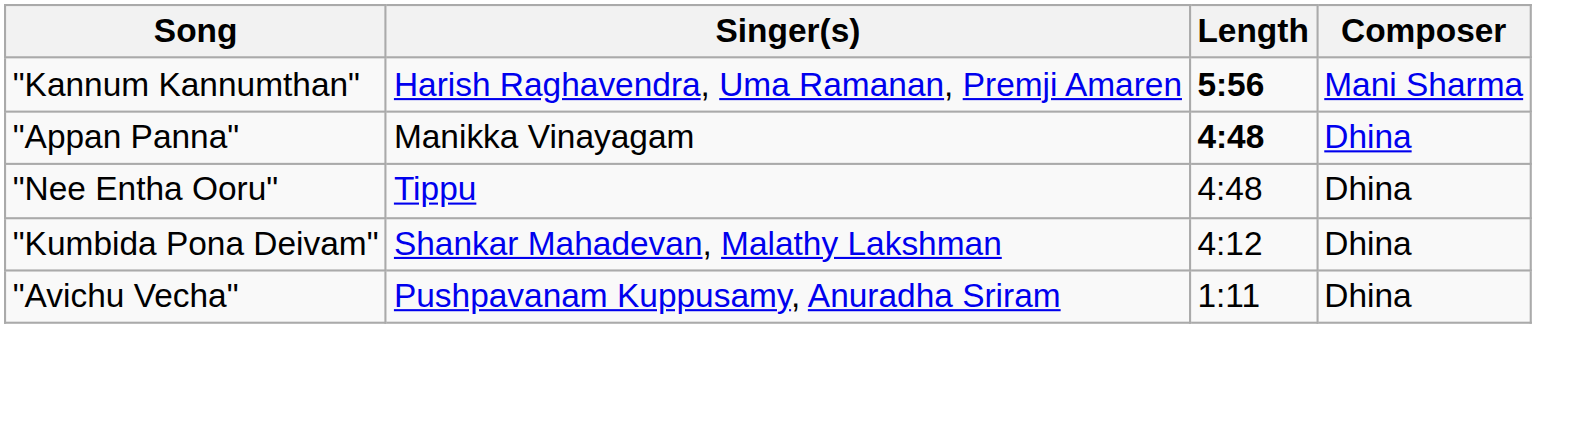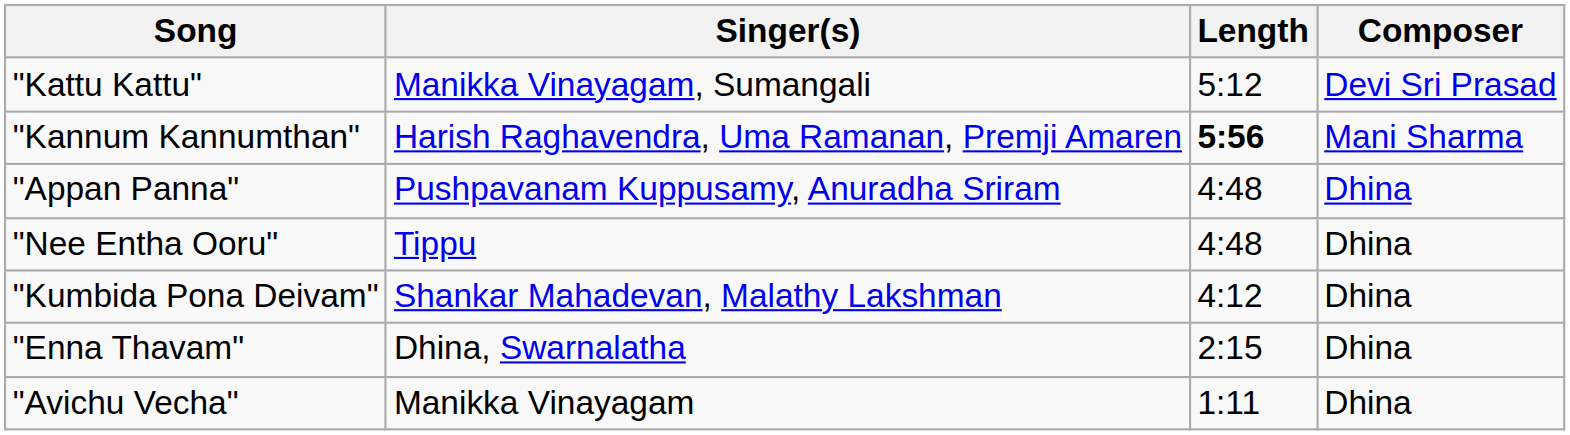+ row: (107, 84)
(544, 137) Manikka Vinayagam -> (727, 190) Pushpavanam Kuppusamy, Anuradha Sriram
(1231, 137) bold -> (1230, 190) normal
+ row: (128, 349)
(727, 296) Pushpavanam Kuppusamy, Anuradha Sriram -> (544, 402) Manikka Vinayagam
